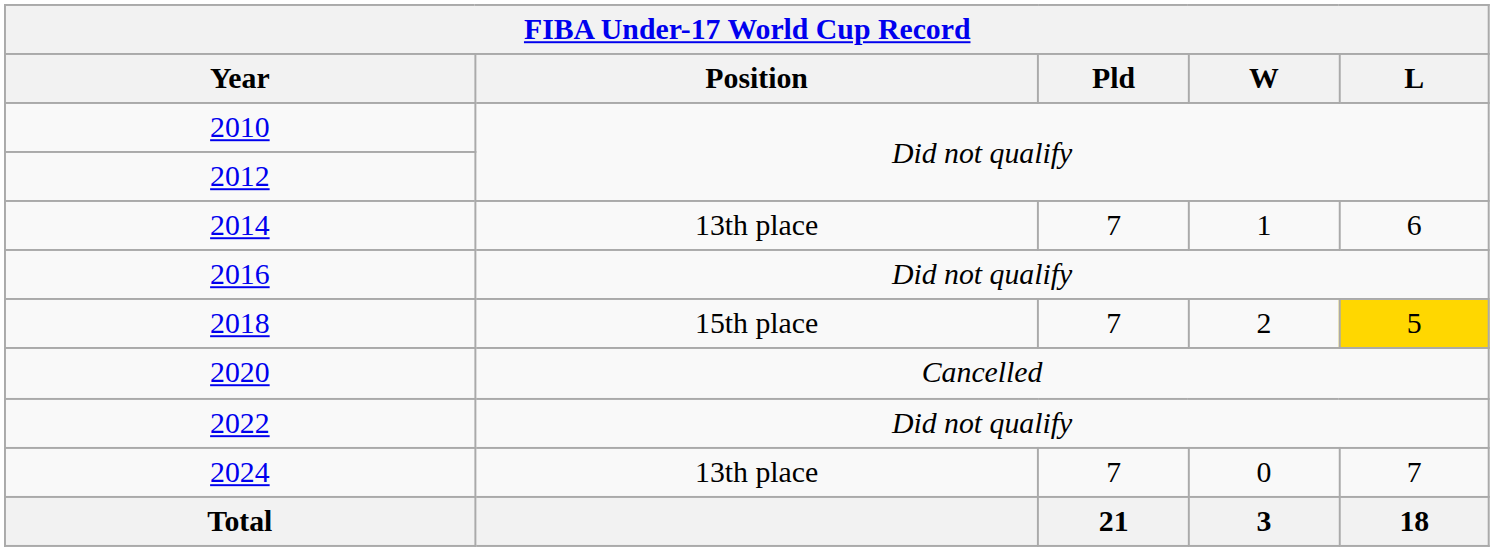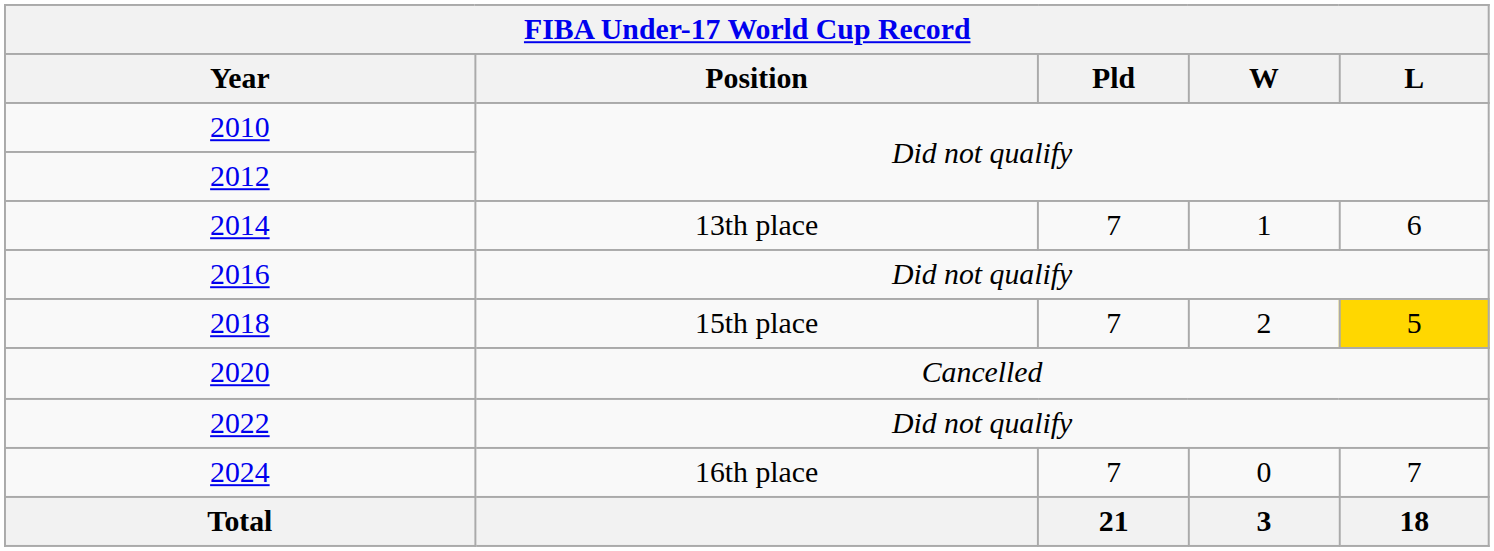(757, 471) 13th place -> (757, 471) 16th place
